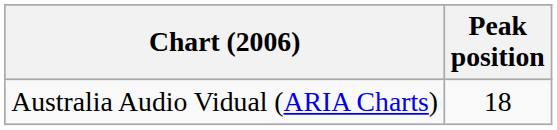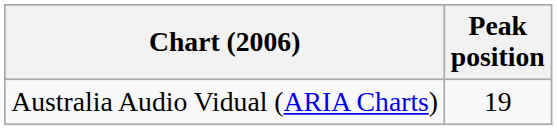(498, 101) 18 -> (498, 101) 19
